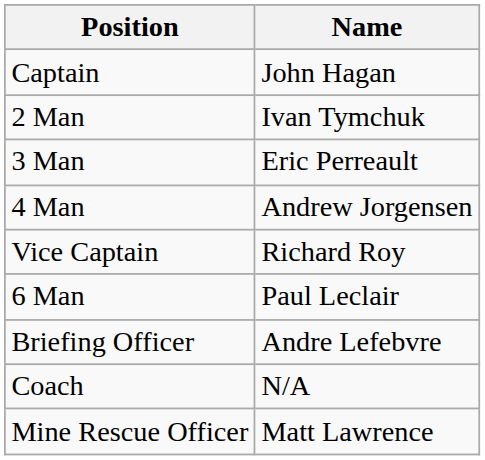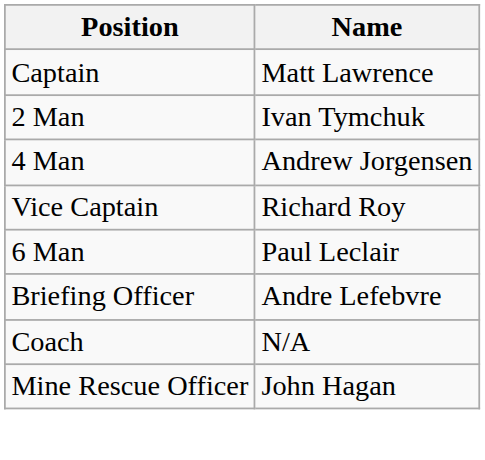(329, 71) John Hagan -> (348, 71) Matt Lawrence
- row: (48, 161)
(348, 431) Matt Lawrence -> (329, 386) John Hagan
